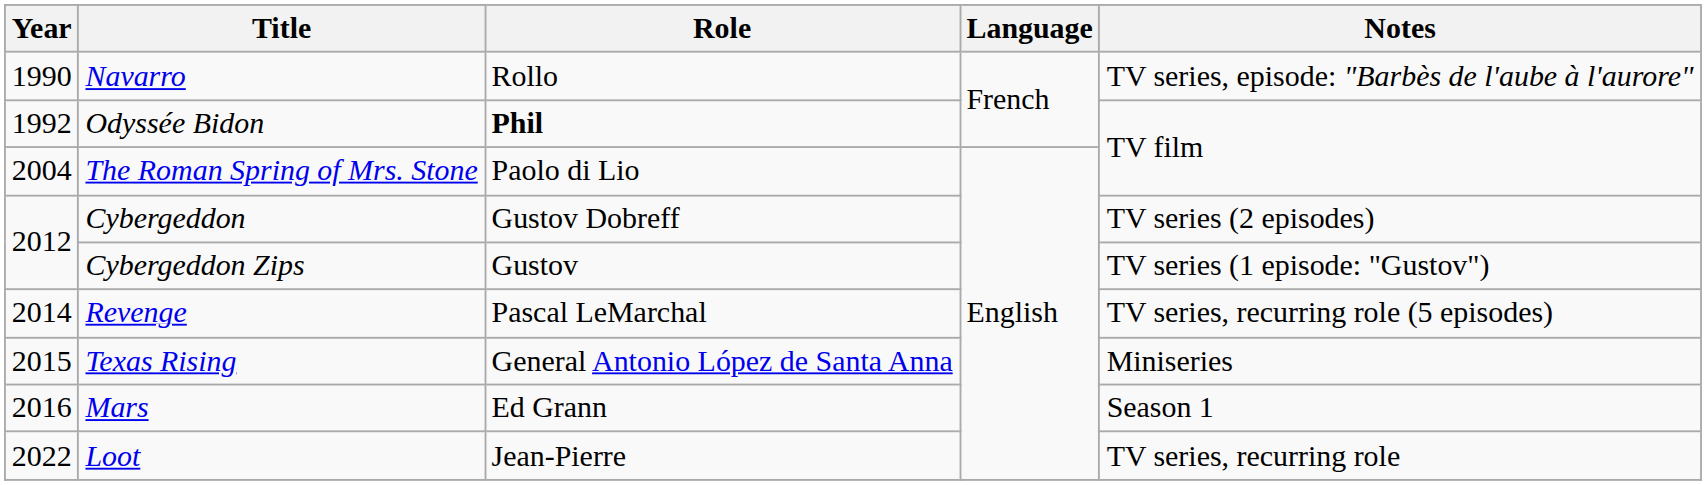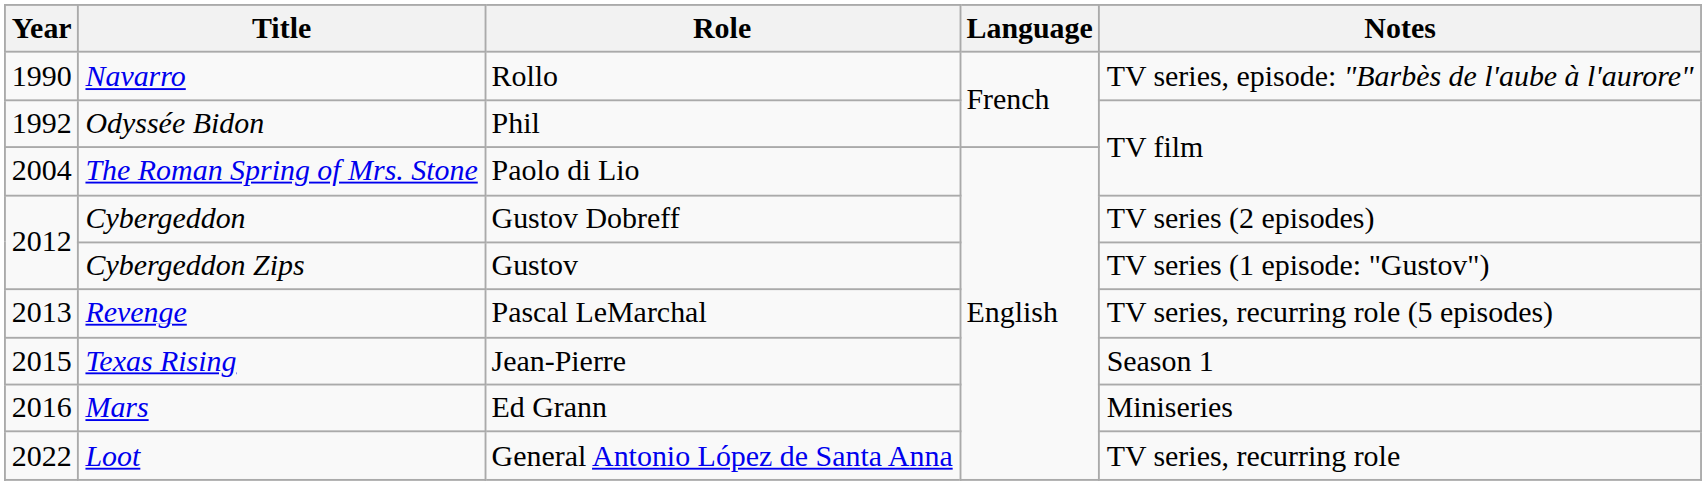(517, 123) bold -> (516, 123) normal
(42, 312) 2014 -> (42, 312) 2013
(722, 360) General Antonio López de Santa Anna -> (559, 360) Jean-Pierre
(1170, 360) Miniseries -> (1160, 360) Season 1
(1160, 407) Season 1 -> (1170, 407) Miniseries
(559, 455) Jean-Pierre -> (722, 455) General Antonio López de Santa Anna
